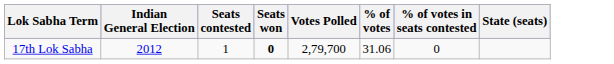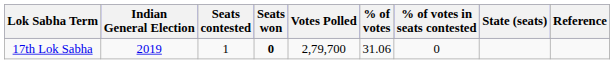+ column: (580, 21)
(149, 48) 2012 -> (149, 48) 2019
